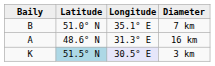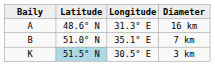rows swapped: (184, 40) <-> (184, 26)
(133, 54) lavender background -> (133, 54) no background
